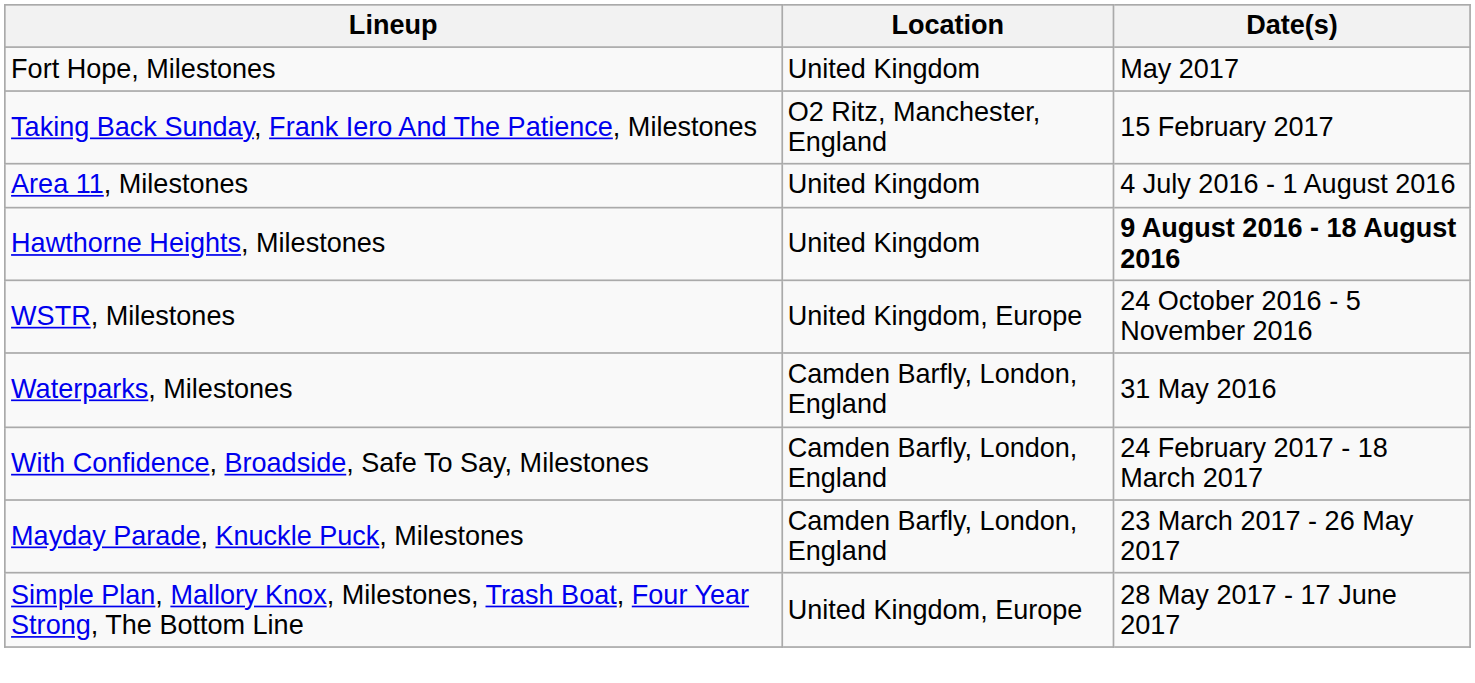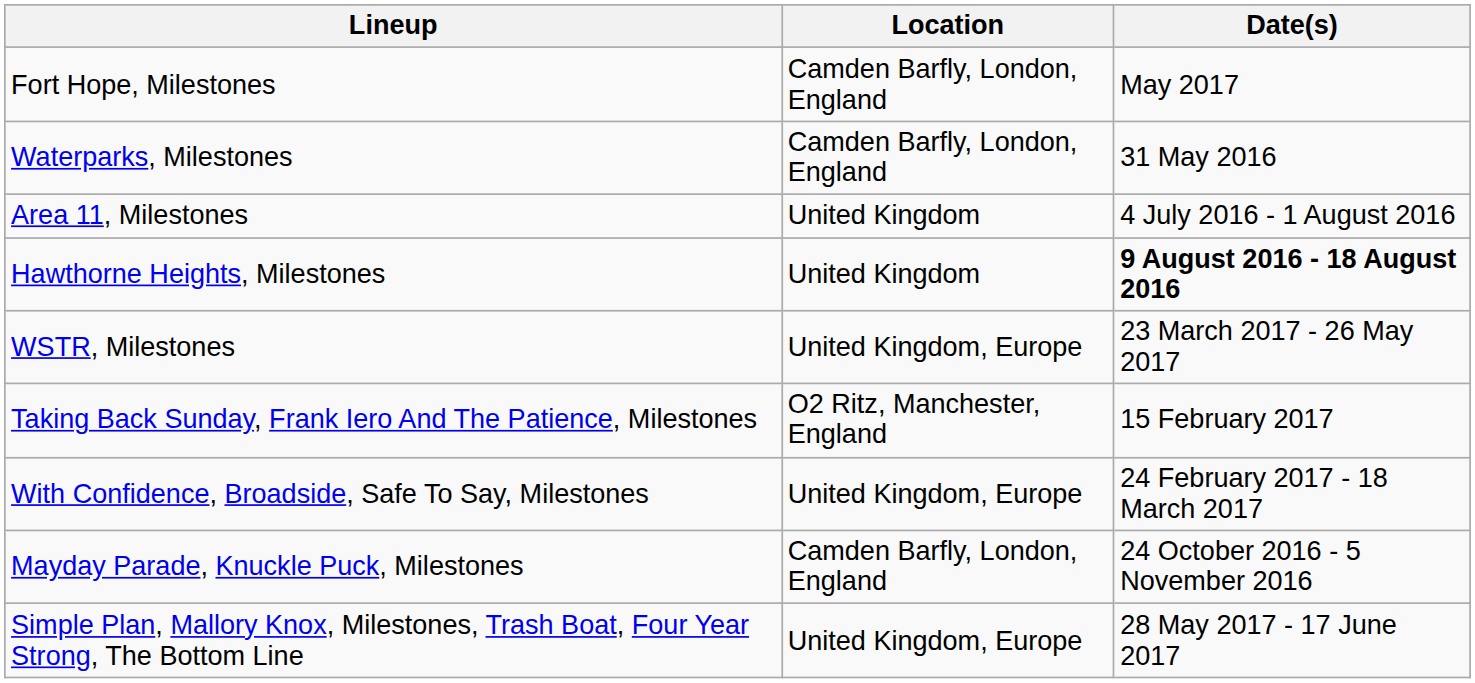(884, 68) United Kingdom -> (933, 84) Camden Barfly, London, England
rows swapped: (152, 389) <-> (384, 126)
(1240, 316) 24 October 2016 - 5 November 2016 -> (1267, 346) 23 March 2017 - 26 May 2017
(933, 463) Camden Barfly, London, England -> (935, 493) United Kingdom, Europe
(1267, 536) 23 March 2017 - 26 May 2017 -> (1240, 566) 24 October 2016 - 5 November 2016
